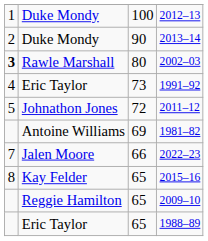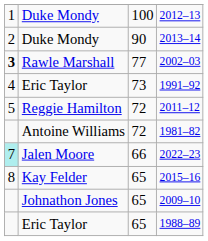(139, 62) 80 -> (139, 62) 77
(70, 108) Johnathon Jones -> (72, 108) Reggie Hamilton
(139, 131) 69 -> (139, 131) 72
(11, 154) no background -> (11, 154) paleturquoise background
(72, 200) Reggie Hamilton -> (70, 200) Johnathon Jones
